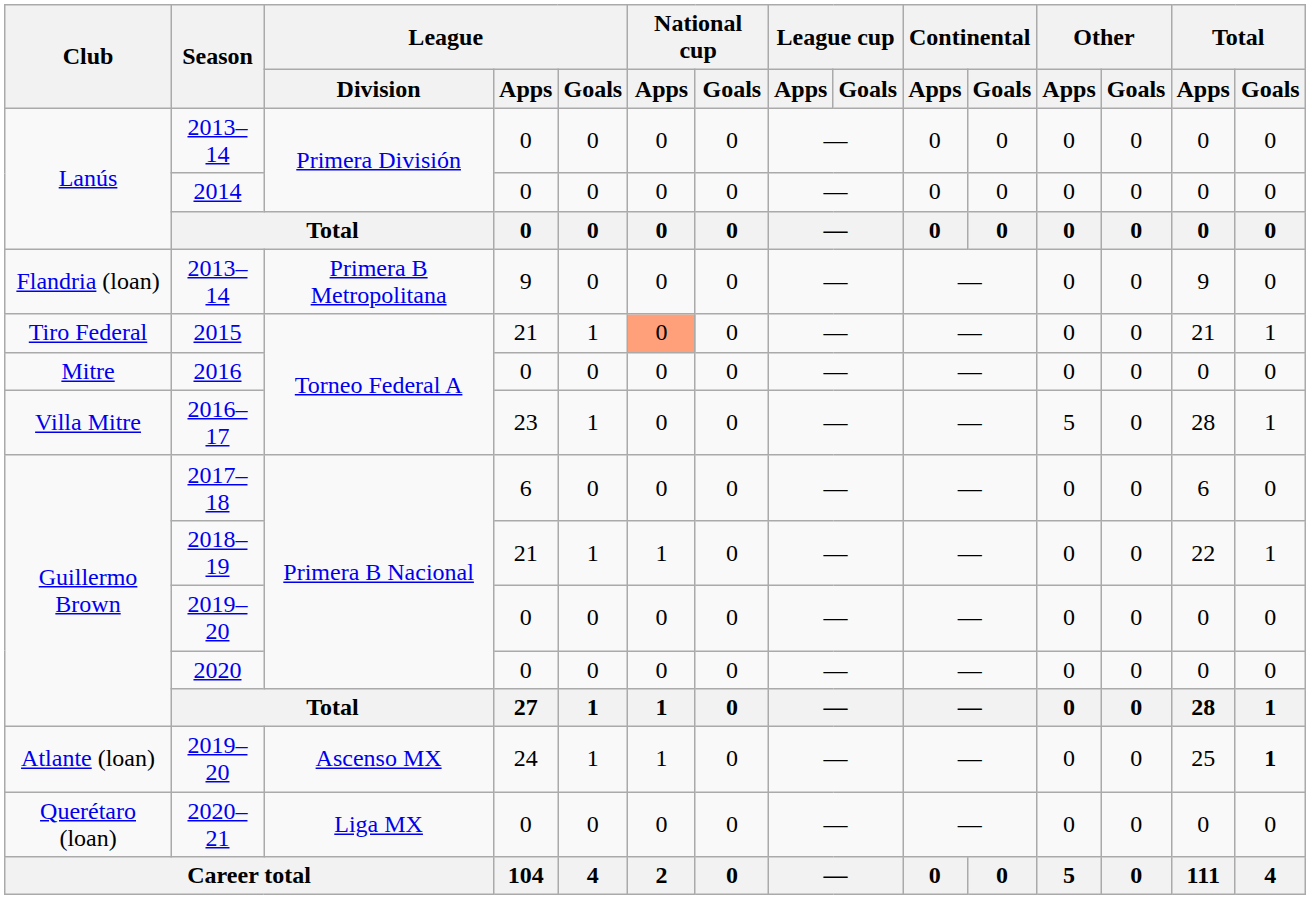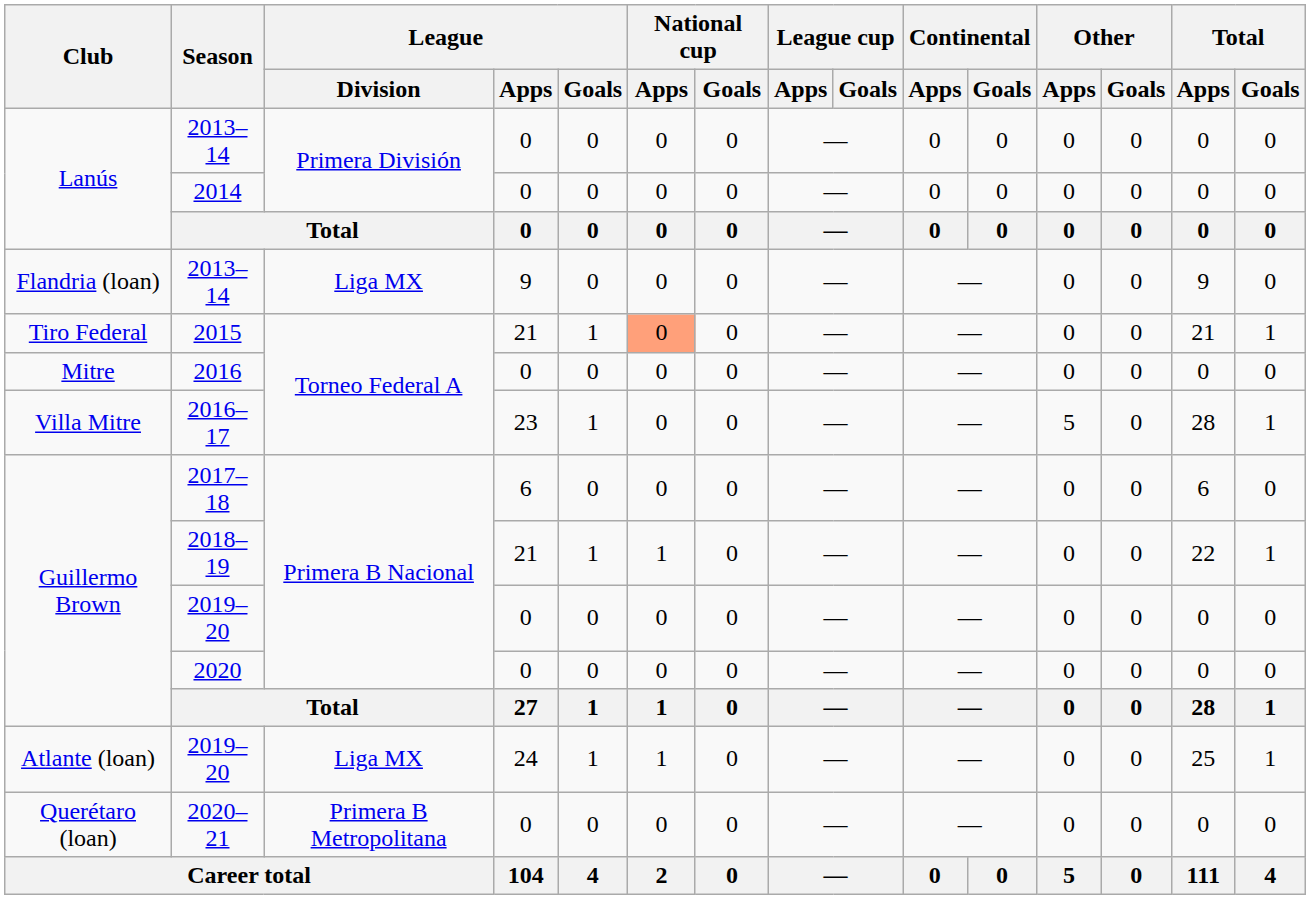(379, 281) Primera B Metropolitana -> (379, 281) Liga MX
(379, 758) Ascenso MX -> (379, 758) Liga MX
(1270, 758) bold -> (1270, 758) normal
(379, 823) Liga MX -> (379, 823) Primera B Metropolitana
